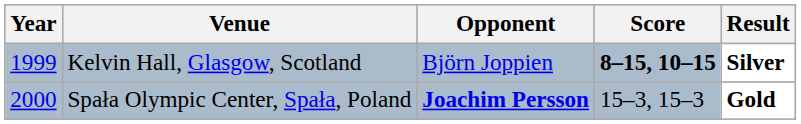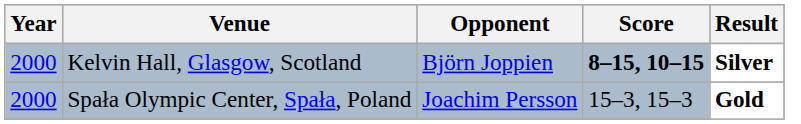(33, 62) 1999 -> (33, 62) 2000
(506, 100) bold -> (500, 100) normal
